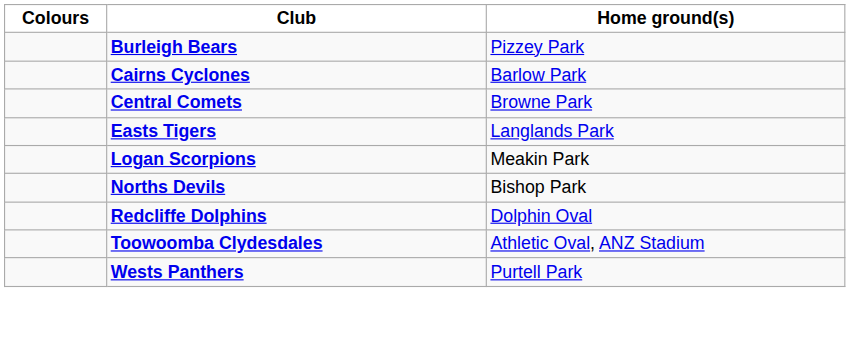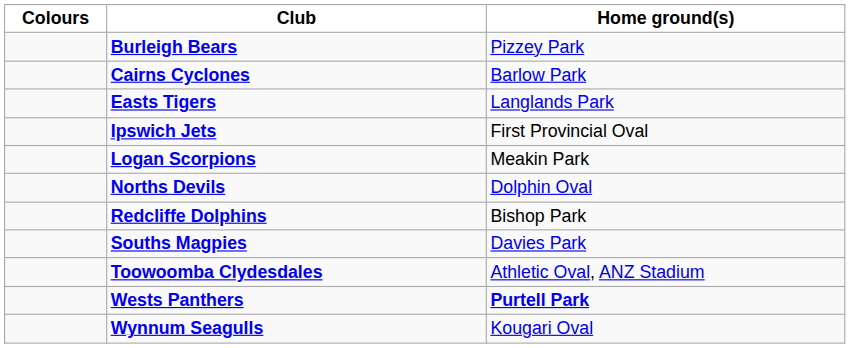- row: (176, 103)
+ row: (164, 131)
(538, 187) Bishop Park -> (541, 187) Dolphin Oval
(541, 215) Dolphin Oval -> (538, 215) Bishop Park
+ row: (179, 243)
(536, 272) normal -> (540, 300) bold
+ row: (187, 328)
